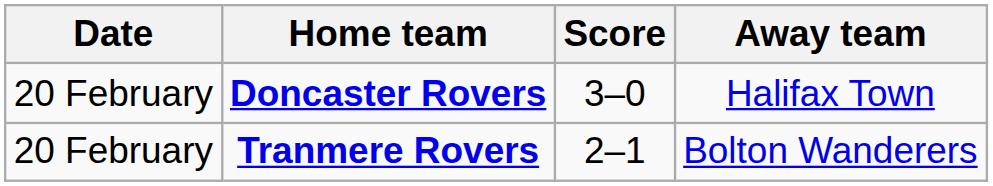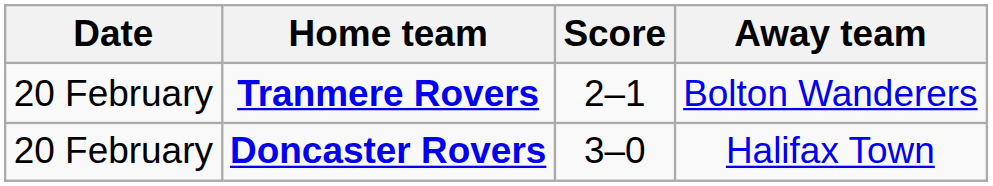rows swapped: (388, 92) <-> (388, 151)
